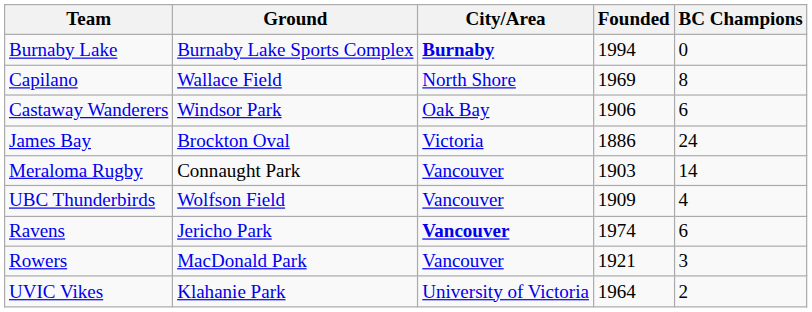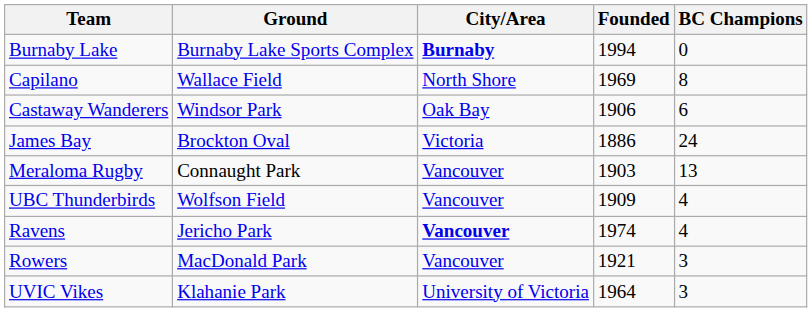(688, 170) 14 -> (688, 170) 13
(683, 230) 6 -> (683, 230) 4
(683, 291) 2 -> (683, 291) 3
